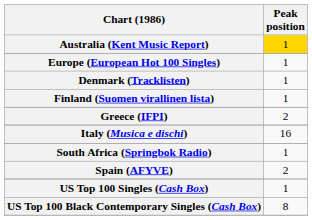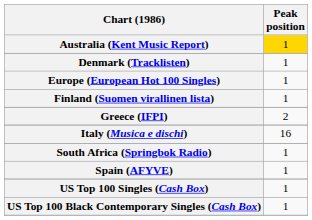rows swapped: (134, 80) <-> (134, 62)
(286, 170) 2 -> (286, 170) 1
(286, 206) 8 -> (286, 206) 1
